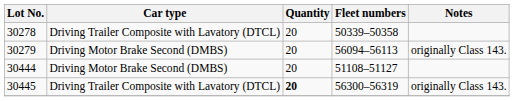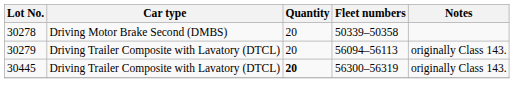(165, 31) Driving Trailer Composite with Lavatory (DTCL) -> (138, 31) Driving Motor Brake Second (DMBS)
(138, 50) Driving Motor Brake Second (DMBS) -> (165, 50) Driving Trailer Composite with Lavatory (DTCL)
- row: (21, 68)
